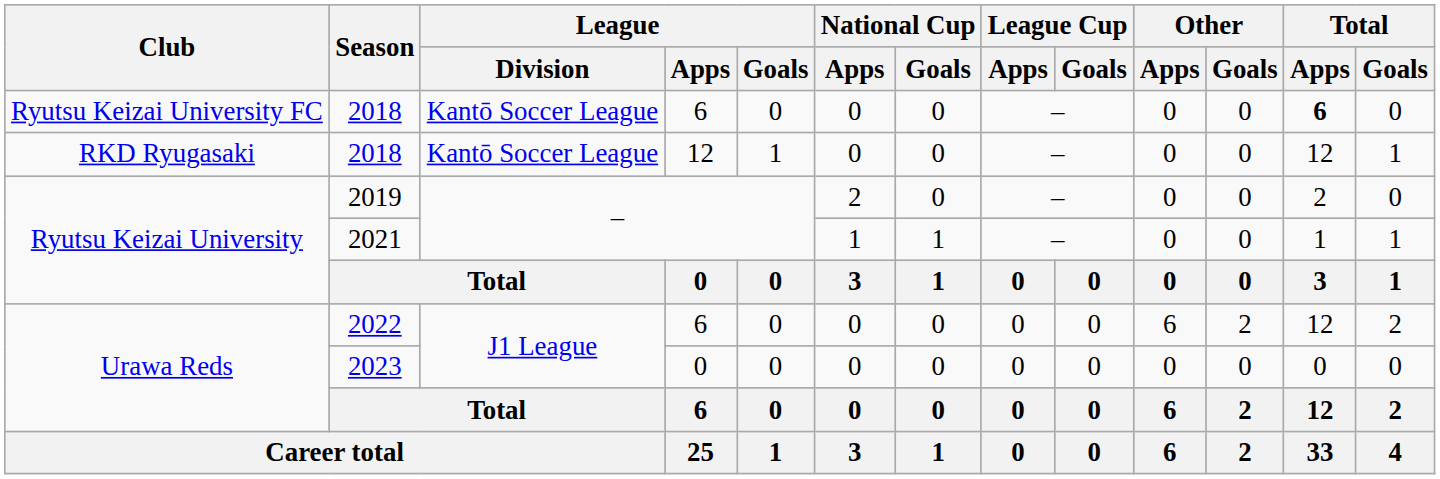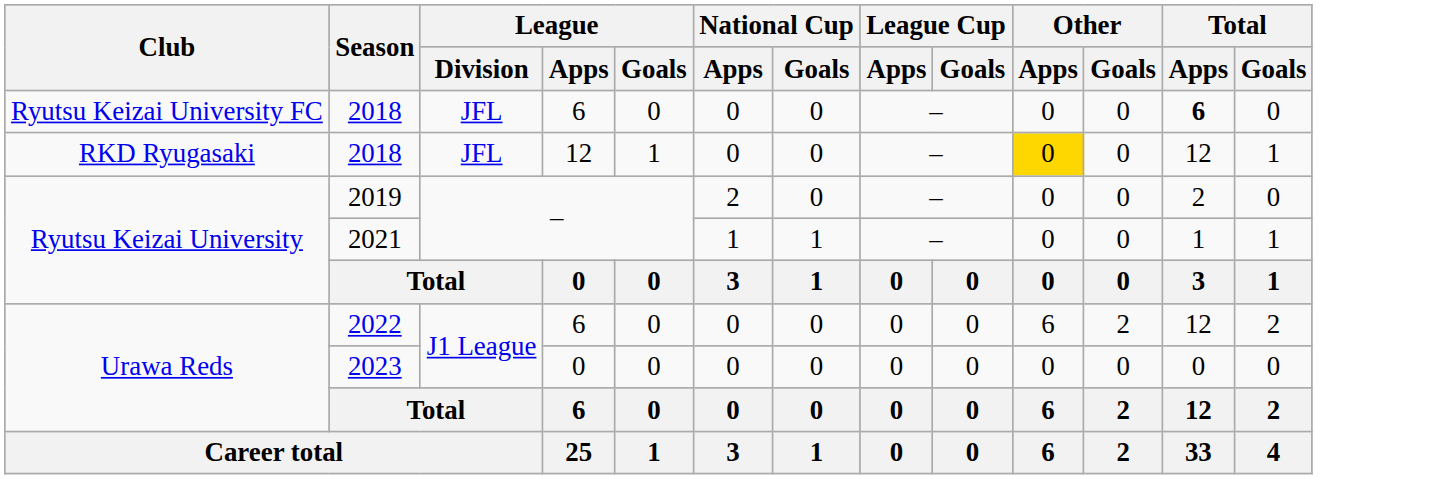(542, 111) Kantō Soccer League -> (482, 111) JFL
(542, 153) Kantō Soccer League -> (482, 153) JFL
(1170, 153) no background -> (1048, 153) gold background
